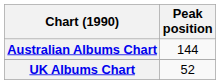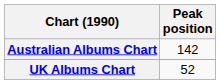(188, 49) 144 -> (188, 49) 142
